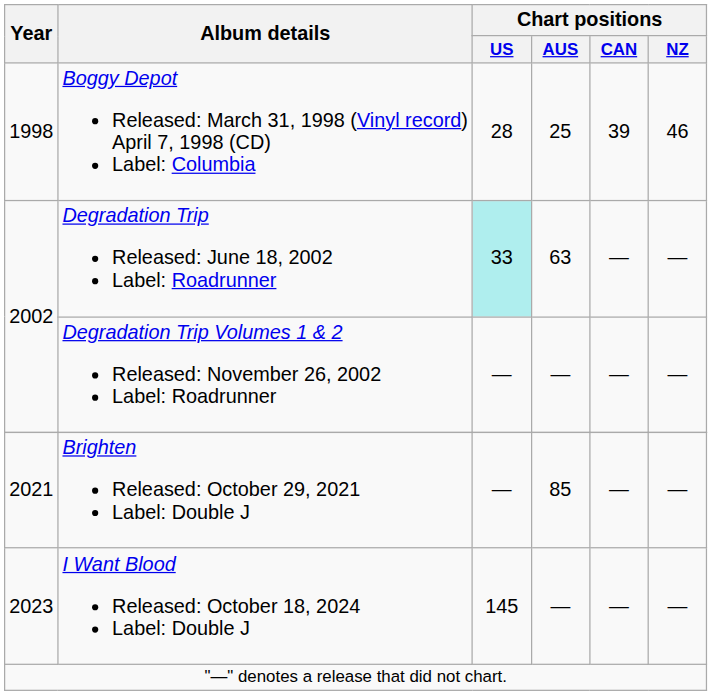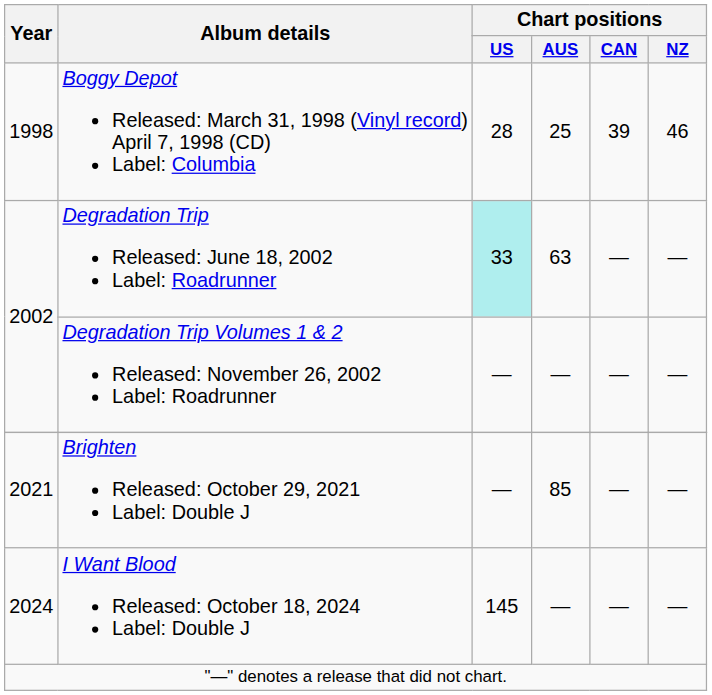(31, 605) 2023 -> (31, 605) 2024
